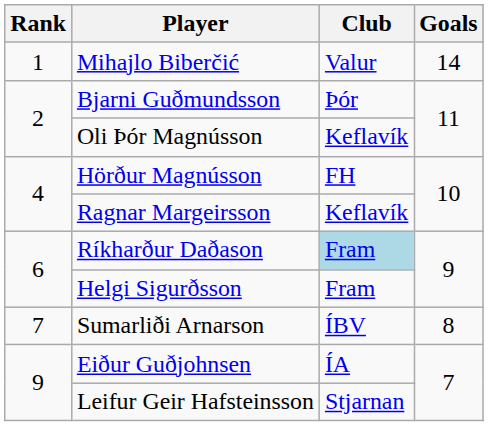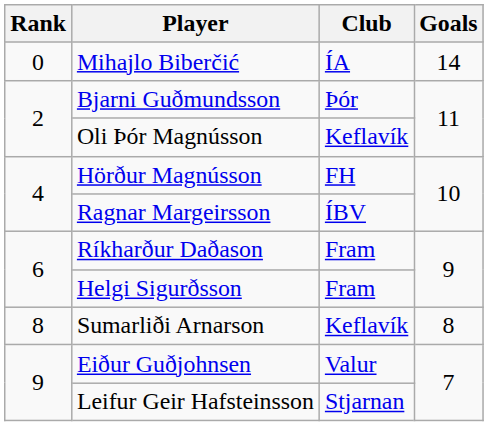(38, 61) 1 -> (38, 61) 0
(351, 61) Valur -> (337, 61) ÍA
(367, 212) Keflavík -> (345, 212) ÍBV
(350, 250) lightblue background -> (350, 250) no background
(38, 325) 7 -> (38, 325) 8
(345, 325) ÍBV -> (367, 325) Keflavík
(337, 363) ÍA -> (351, 363) Valur
